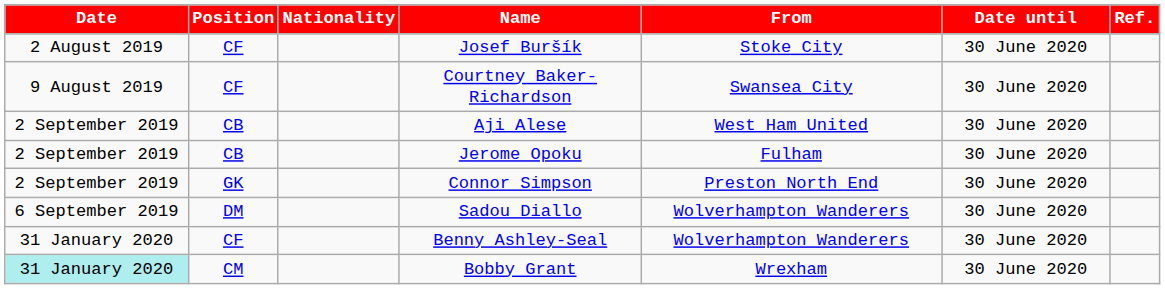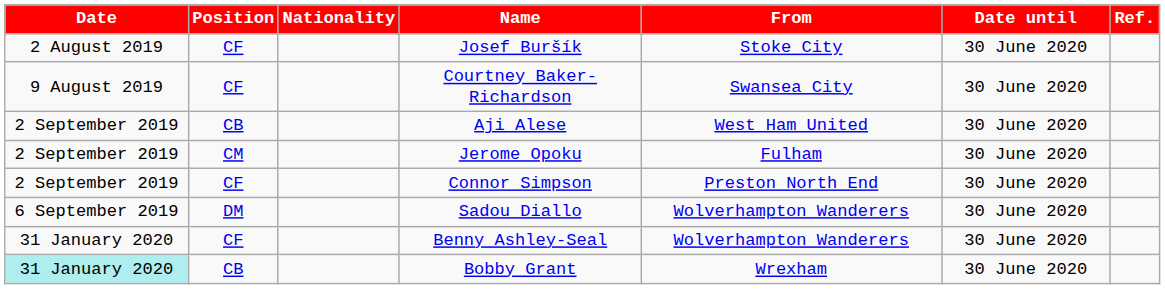(233, 154) CB -> (233, 154) CM
(233, 183) GK -> (233, 183) CF
(233, 269) CM -> (233, 269) CB
